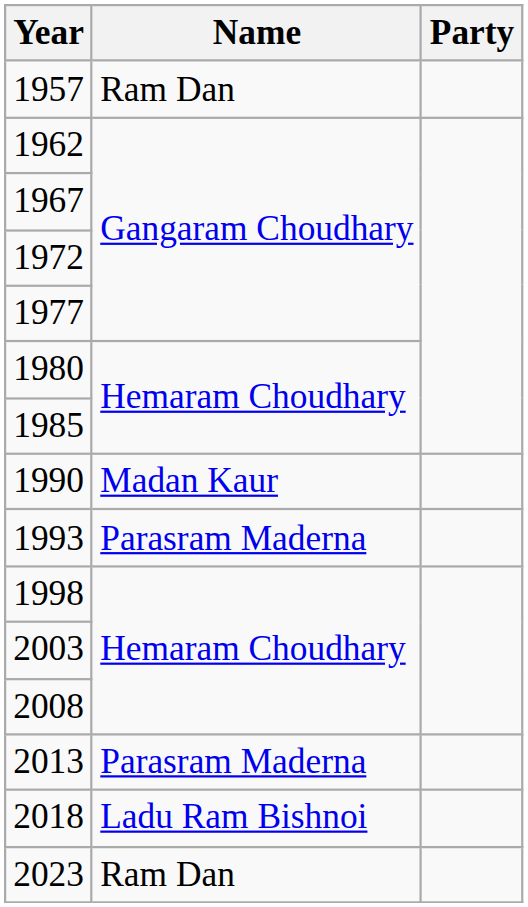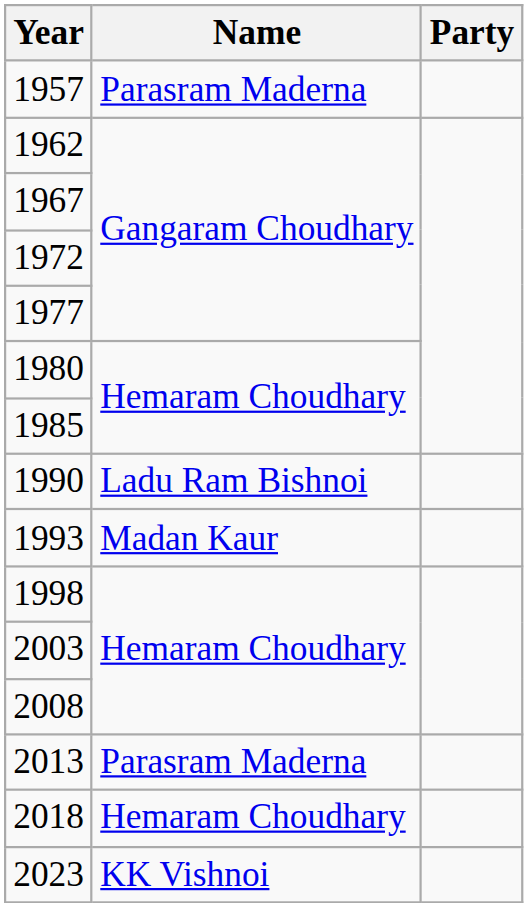(168, 88) Ram Dan -> (233, 88) Parasram Maderna
(189, 481) Madan Kaur -> (234, 481) Ladu Ram Bishnoi
(233, 537) Parasram Maderna -> (189, 537) Madan Kaur
(234, 817) Ladu Ram Bishnoi -> (253, 817) Hemaram Choudhary
(168, 873) Ram Dan -> (185, 873) KK Vishnoi
